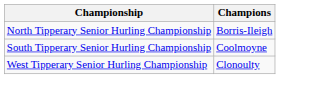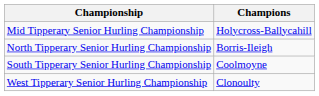+ row: (105, 30)
